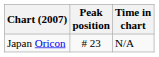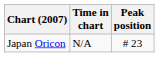columns swapped: (91, 19) <-> (133, 19)
